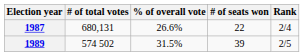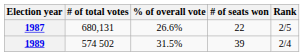(285, 28) 2/4 -> (285, 28) 2/5
(285, 43) 2/5 -> (285, 43) 2/4
